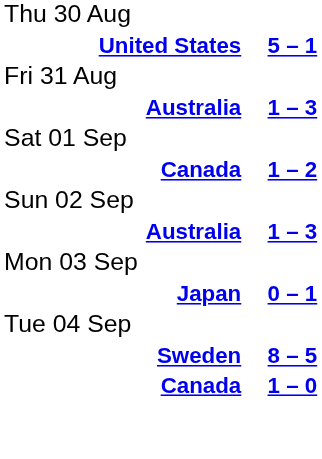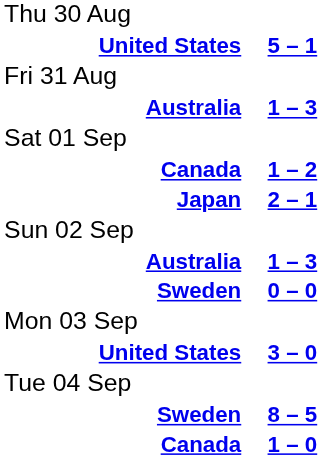+ row: (209, 199)
+ row: (199, 291)
+ row: (170, 353)
- row: (209, 294)
